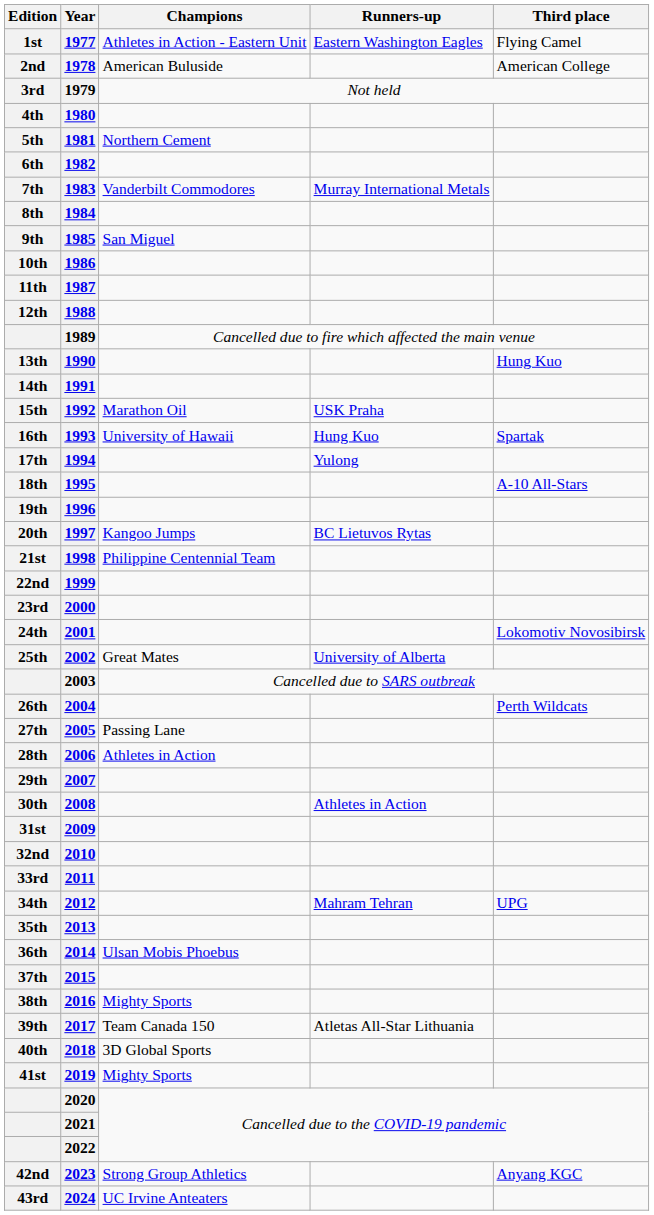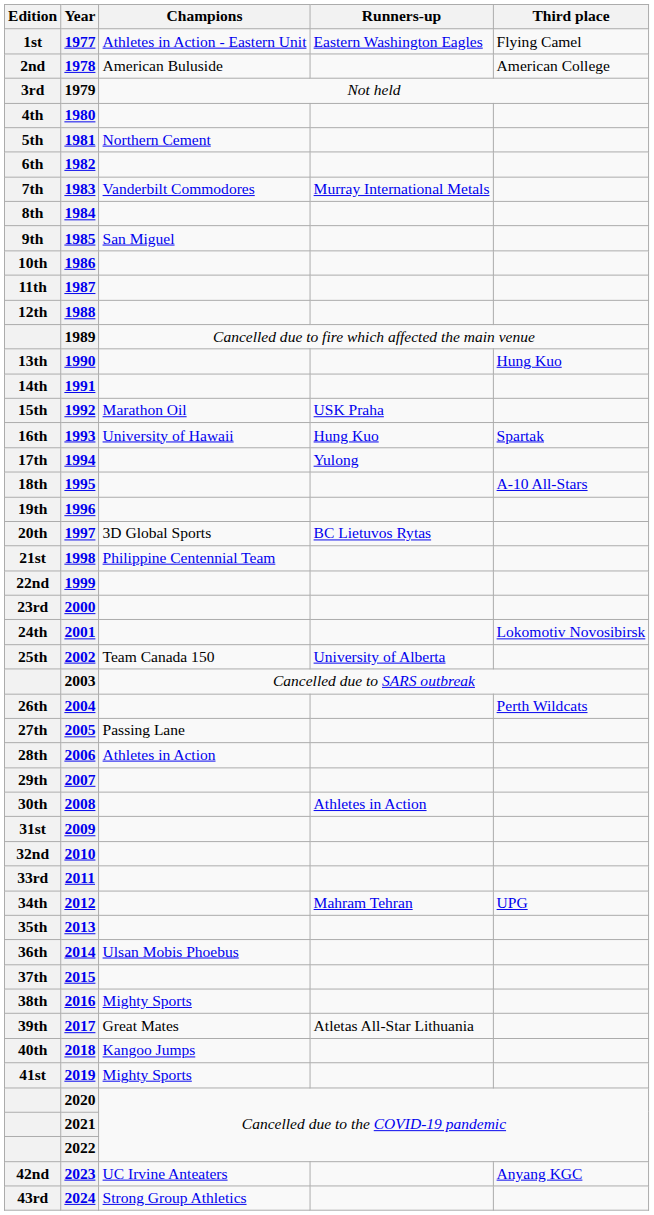(149, 533) Kangoo Jumps -> (157, 533) 3D Global Sports
(141, 656) Great Mates -> (158, 656) Team Canada 150
(158, 1025) Team Canada 150 -> (141, 1025) Great Mates
(157, 1050) 3D Global Sports -> (149, 1050) Kangoo Jumps
(175, 1173) Strong Group Athletics -> (165, 1173) UC Irvine Anteaters
(165, 1198) UC Irvine Anteaters -> (175, 1198) Strong Group Athletics
